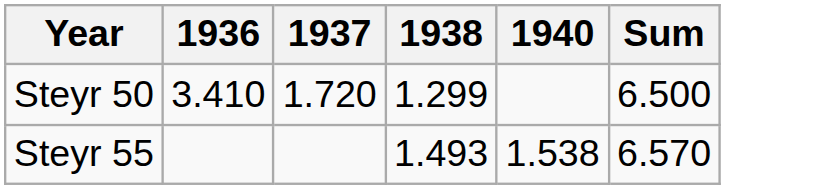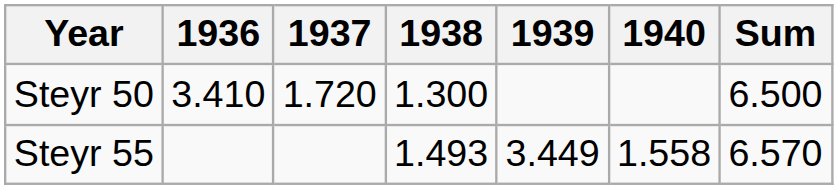+ column: (553, 34)
(441, 93) 1.299 -> (441, 93) 1.300
(553, 153) 1.538 -> (664, 153) 1.558
